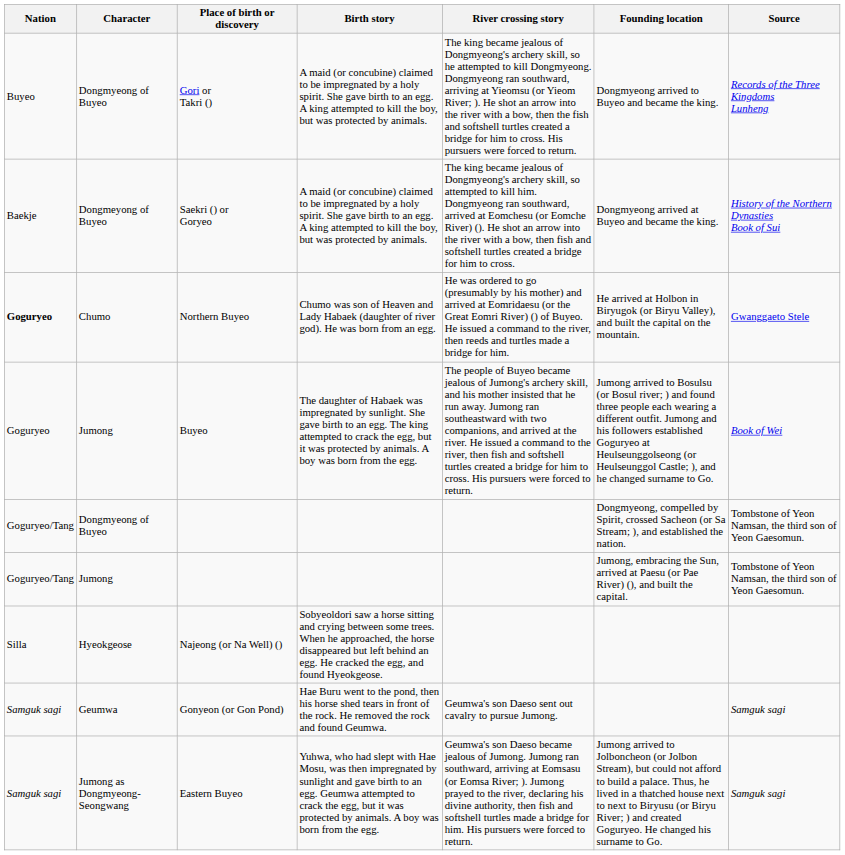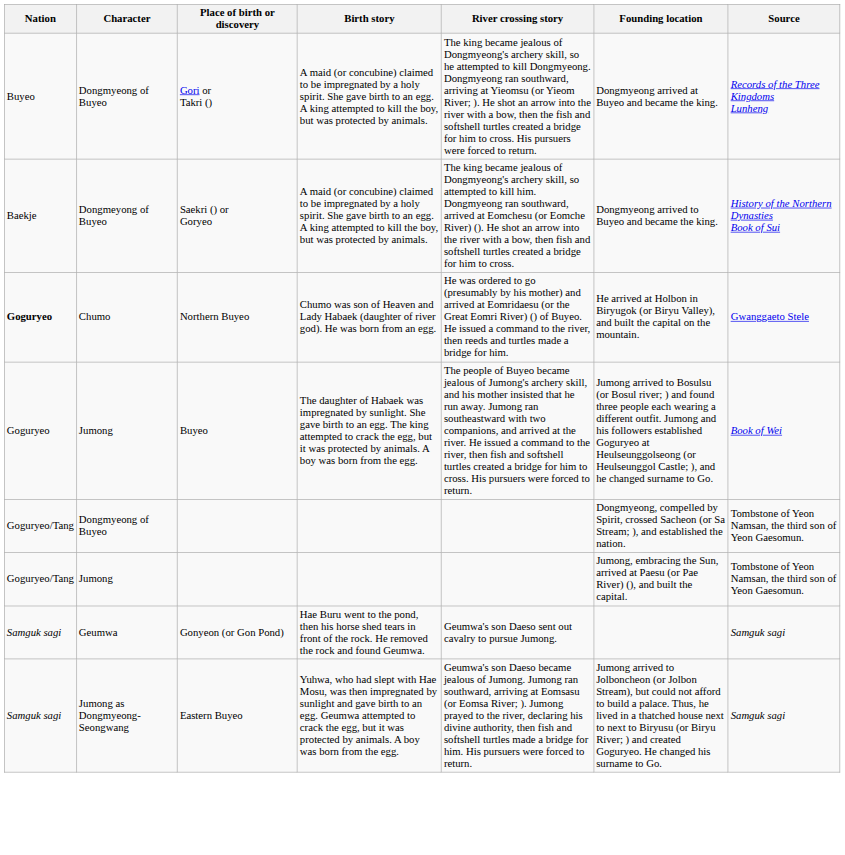(657, 96) Dongmyeong arrived to Buyeo and became the king. -> (657, 96) Dongmyeong arrived at Buyeo and became the king.
(657, 215) Dongmyeong arrived at Buyeo and became the king. -> (657, 215) Dongmyeong arrived to Buyeo and became the king.
- row: (105, 644)
